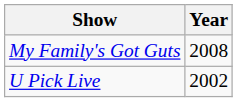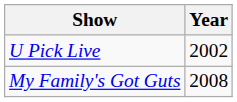rows swapped: (55, 81) <-> (95, 50)
